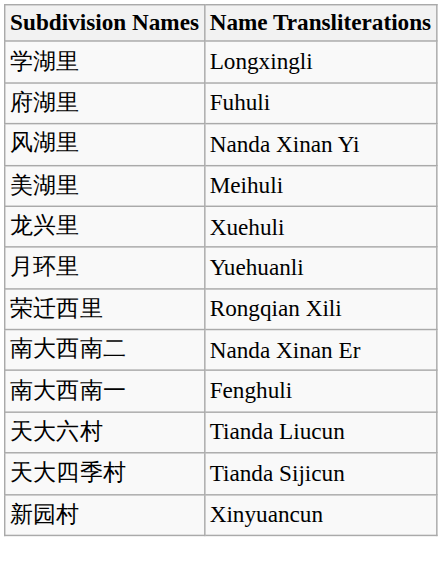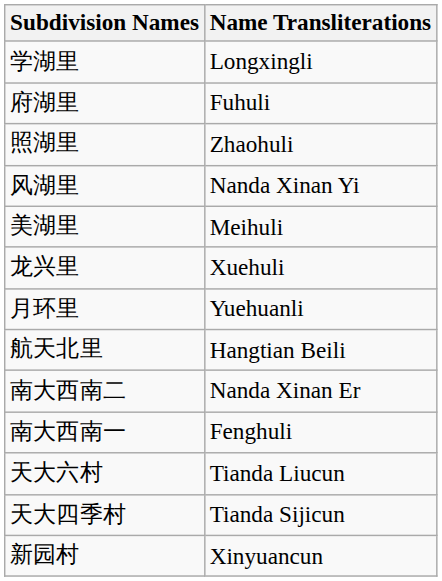+ row: (45, 143)
- row: (56, 308)
+ row: (56, 349)
